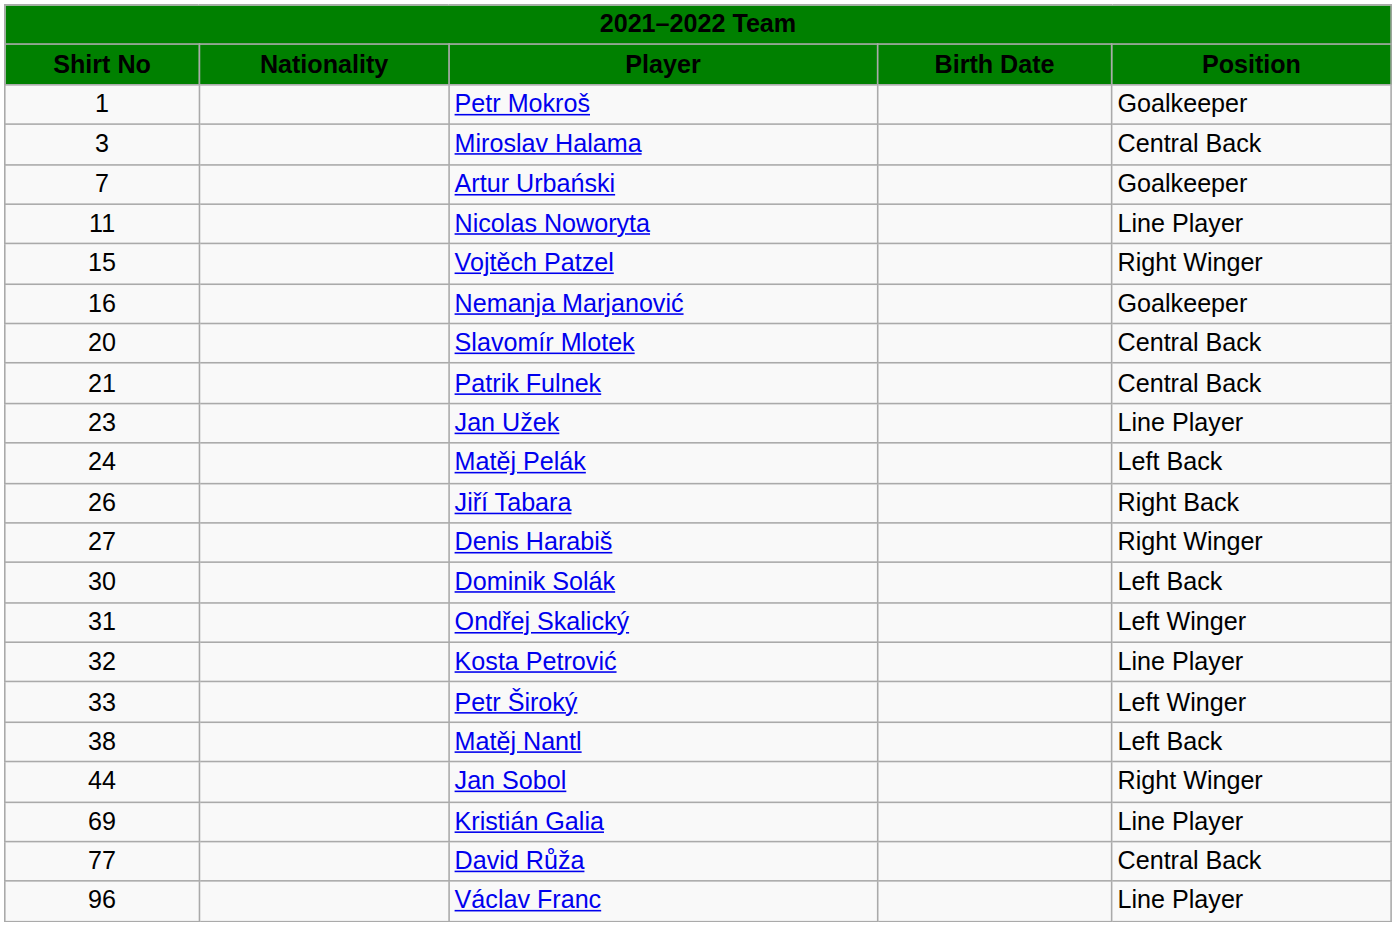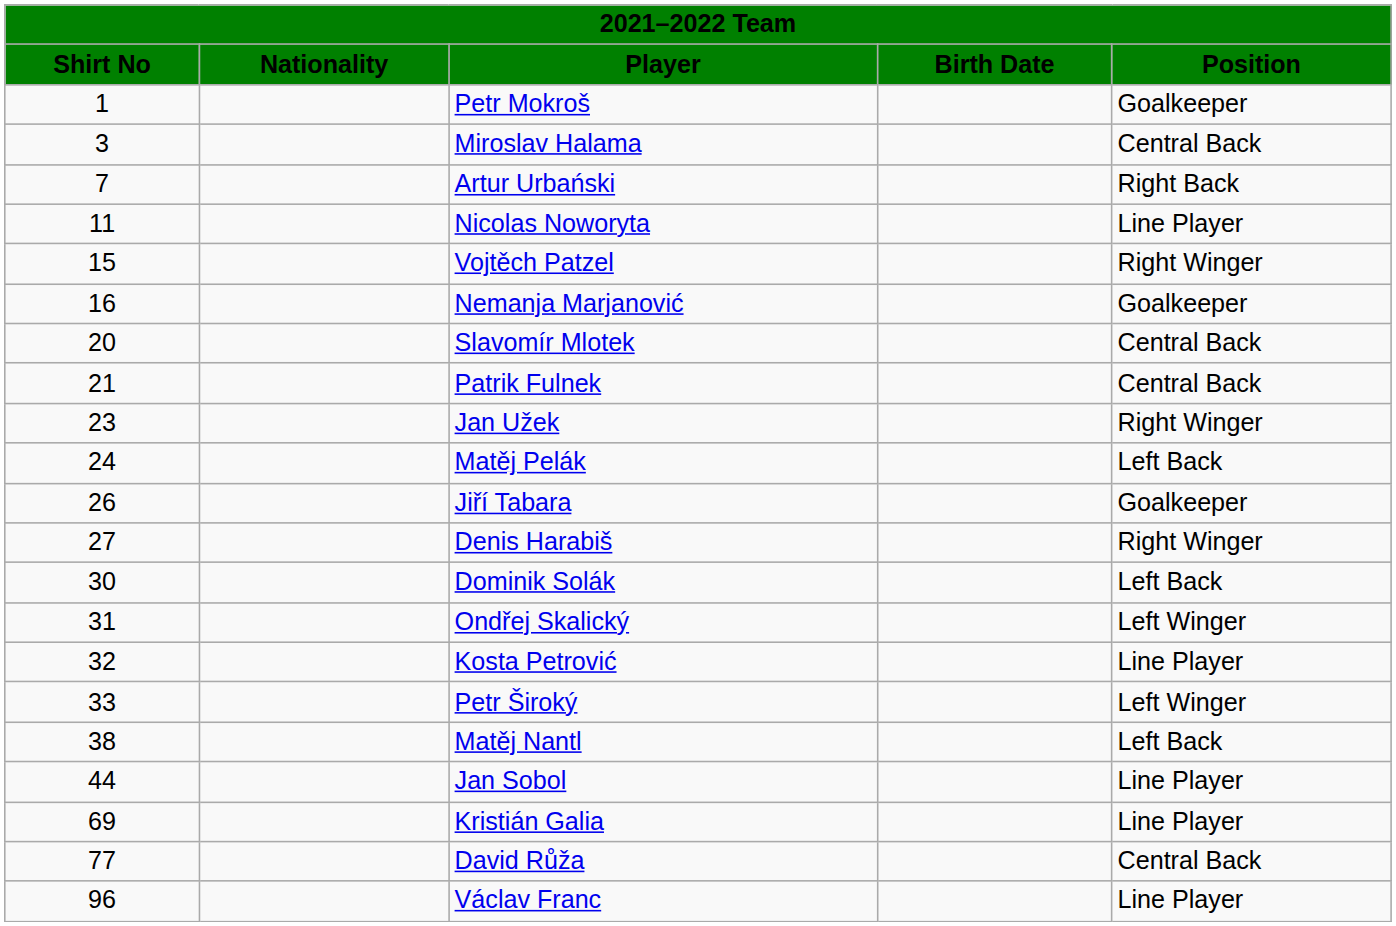(1182, 183) Goalkeeper -> (1178, 183) Right Back
(1180, 422) Line Player -> (1190, 422) Right Winger
(1178, 502) Right Back -> (1182, 502) Goalkeeper
(1190, 781) Right Winger -> (1180, 781) Line Player
